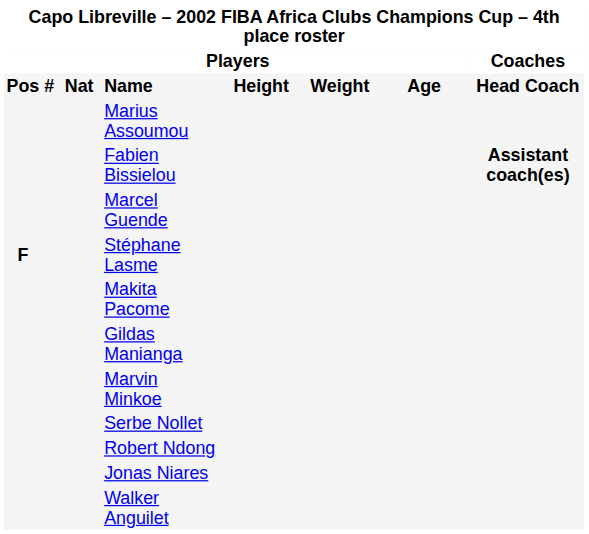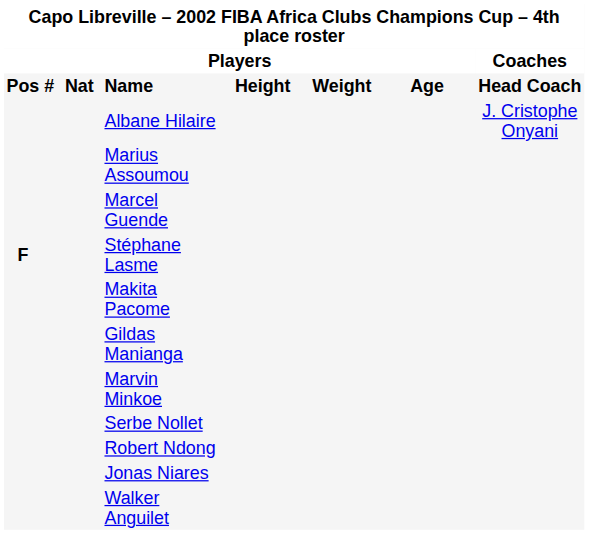+ row: (160, 121)
- row: (140, 165)
